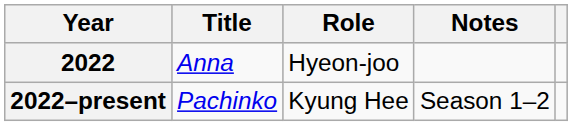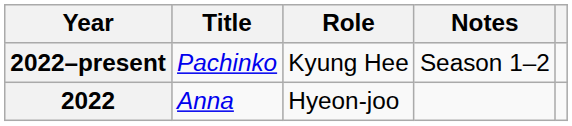rows swapped: (88, 100) <-> (88, 62)
